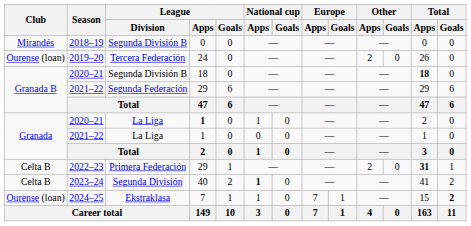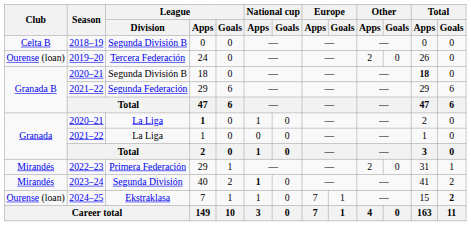(36, 43) Mirandés -> (36, 43) Celta B
(36, 167) Celta B -> (36, 167) Mirandés
(424, 167) bold -> (424, 167) normal
(36, 182) Celta B -> (36, 182) Mirandés
